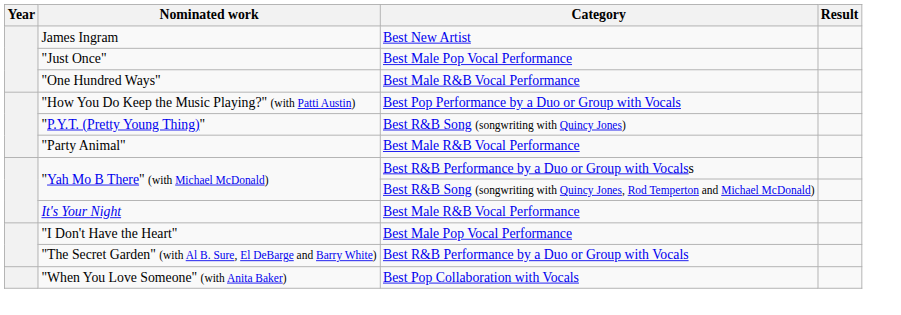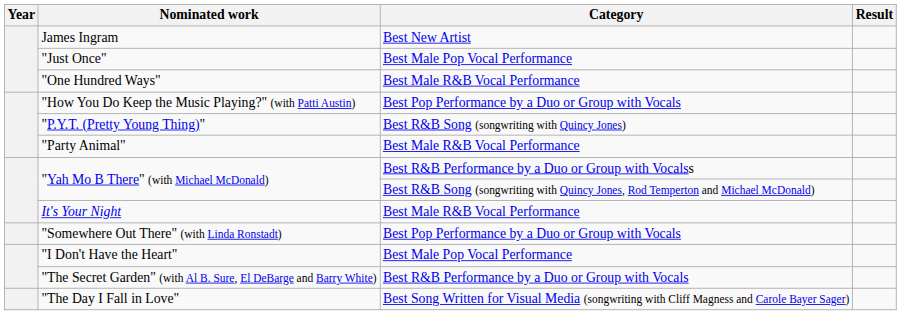+ row: (162, 233)
+ row: (110, 299)
- row: (164, 277)
